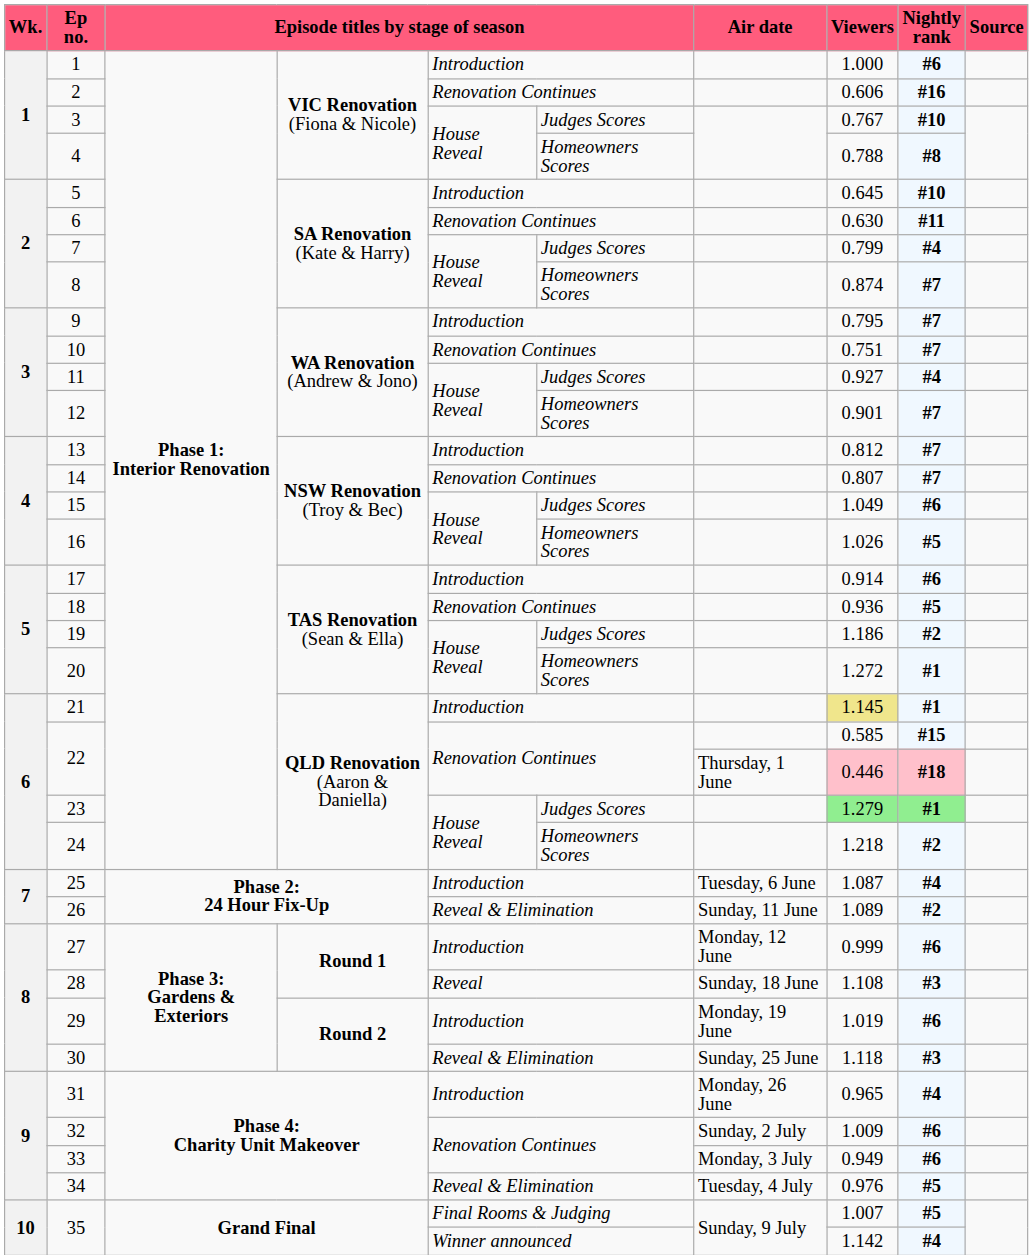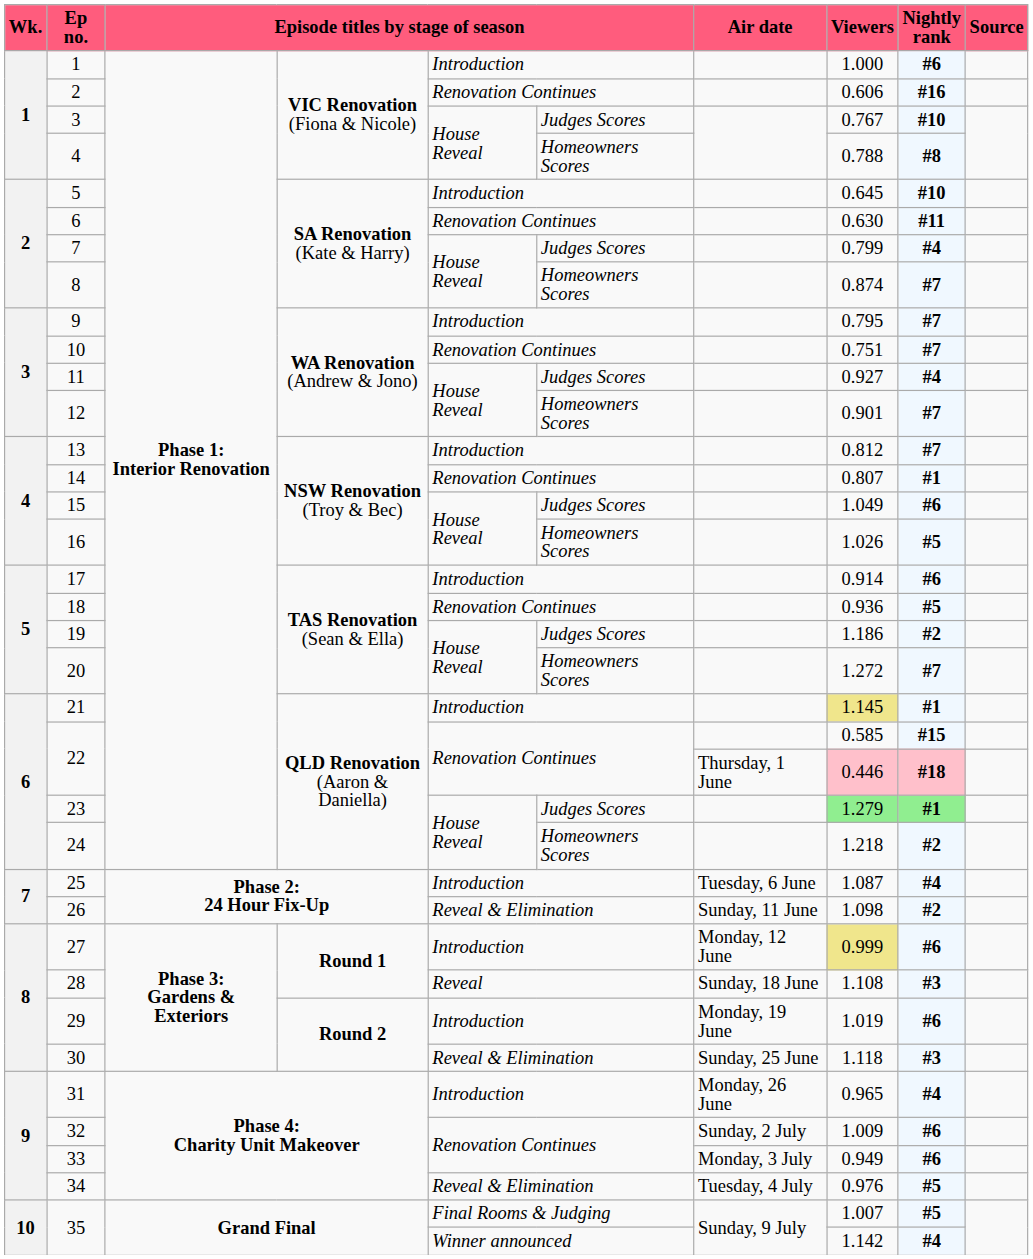(932, 477) #7 -> (932, 477) #1
(932, 670) #1 -> (932, 670) #7
(862, 909) 1.089 -> (862, 909) 1.098
(862, 946) no background -> (862, 946) khaki background
